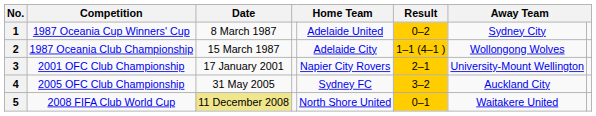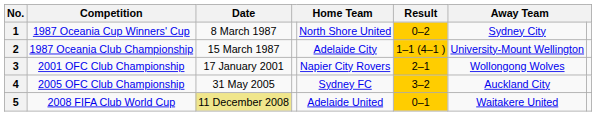(345, 31) Adelaide United -> (345, 31) North Shore United
(517, 49) Wollongong Wolves -> (517, 49) University-Mount Wellington
(517, 66) University-Mount Wellington -> (517, 66) Wollongong Wolves
(345, 102) North Shore United -> (345, 102) Adelaide United
